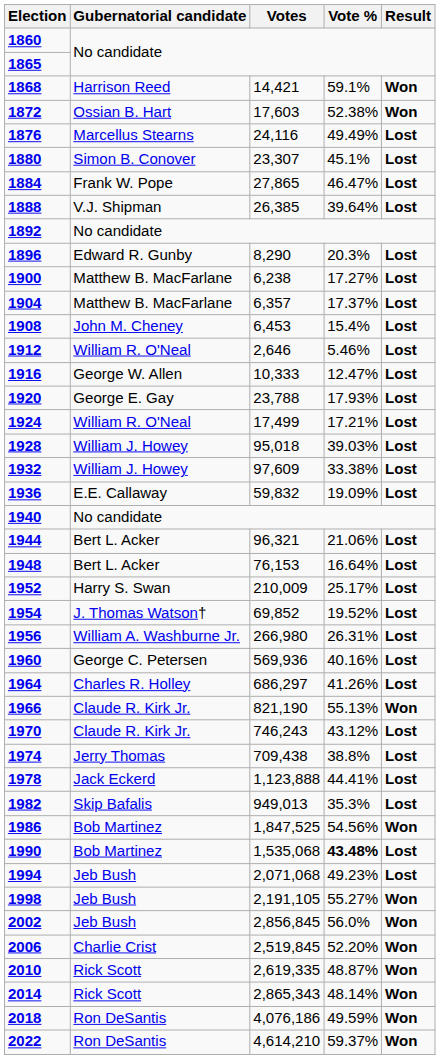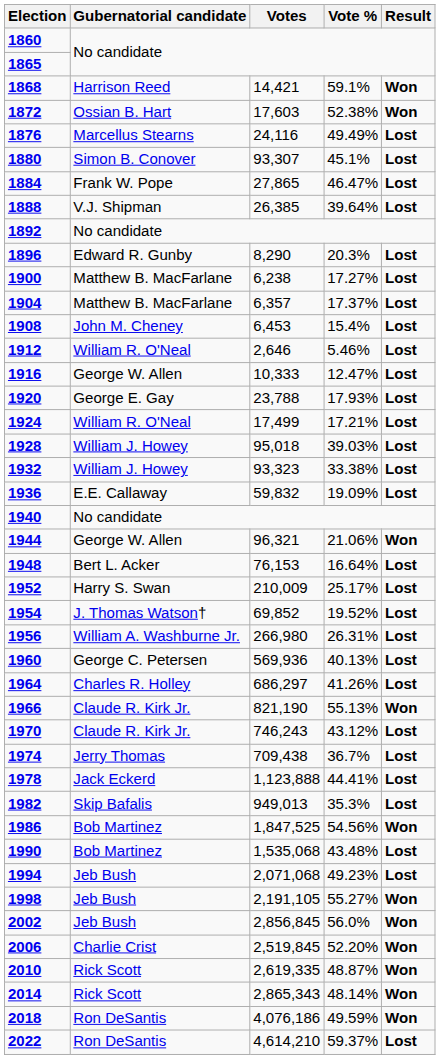(276, 159) 23,307 -> (276, 159) 93,307
(276, 469) 97,609 -> (276, 469) 93,323
(116, 541) Bert L. Acker -> (128, 541) George W. Allen
(401, 541) Lost -> (401, 541) Won
(353, 660) 40.16% -> (353, 660) 40.13%
(348, 755) 38.8% -> (348, 755) 36.7%
(353, 851) bold -> (353, 851) normal
(401, 1042) Won -> (401, 1042) Lost
